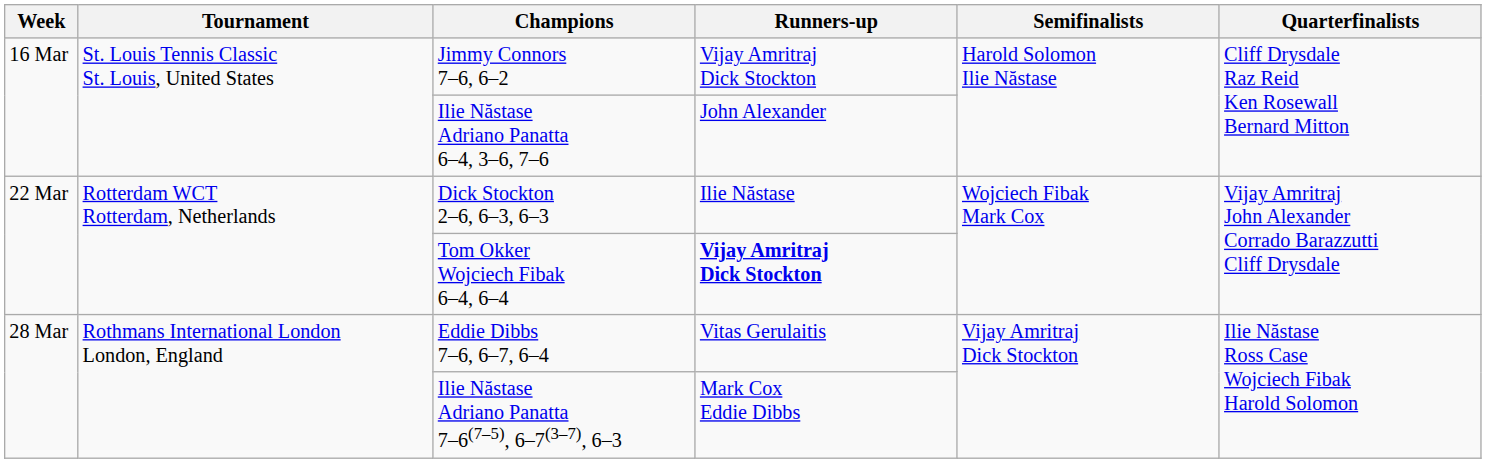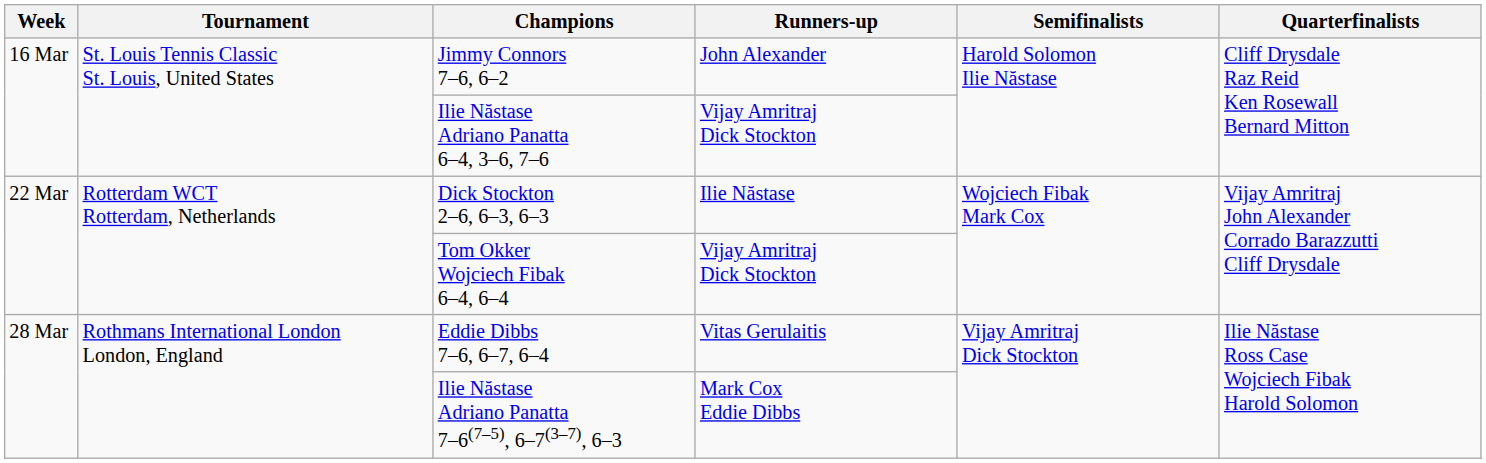(758, 66) Vijay Amritraj Dick Stockton -> (763, 54) John Alexander
(763, 111) John Alexander -> (758, 123) Vijay Amritraj Dick Stockton
(764, 262) bold -> (758, 262) normal
